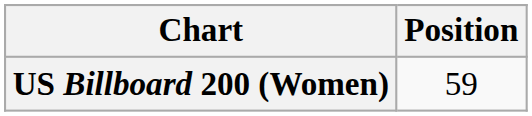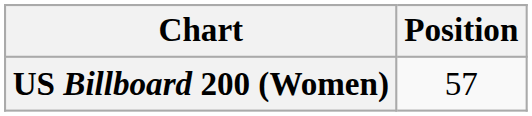(461, 83) 59 -> (461, 83) 57
